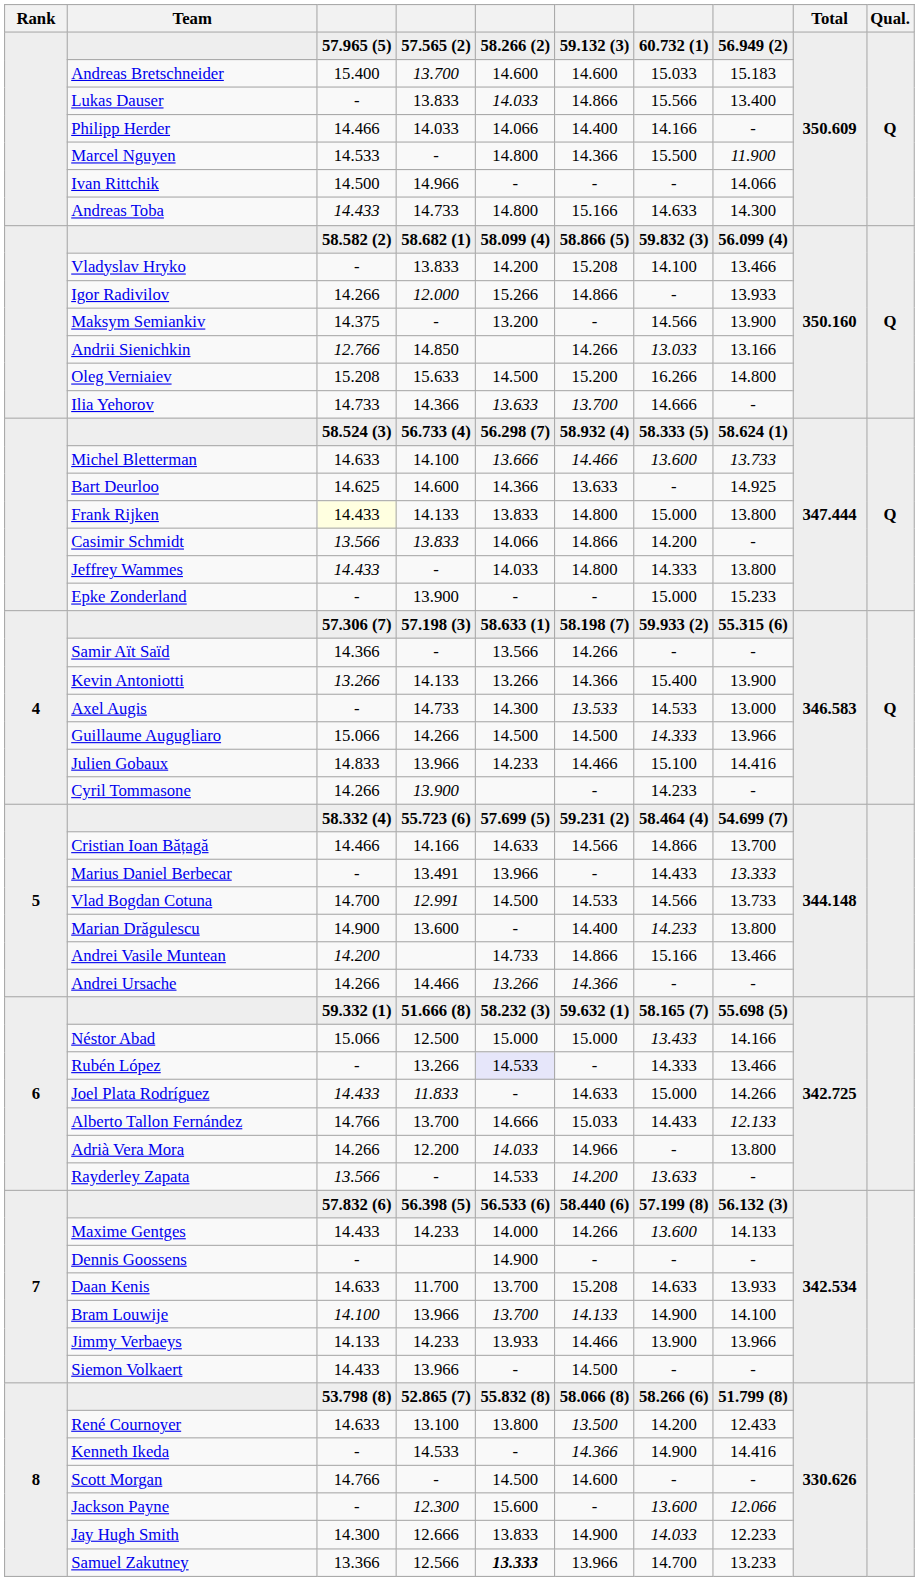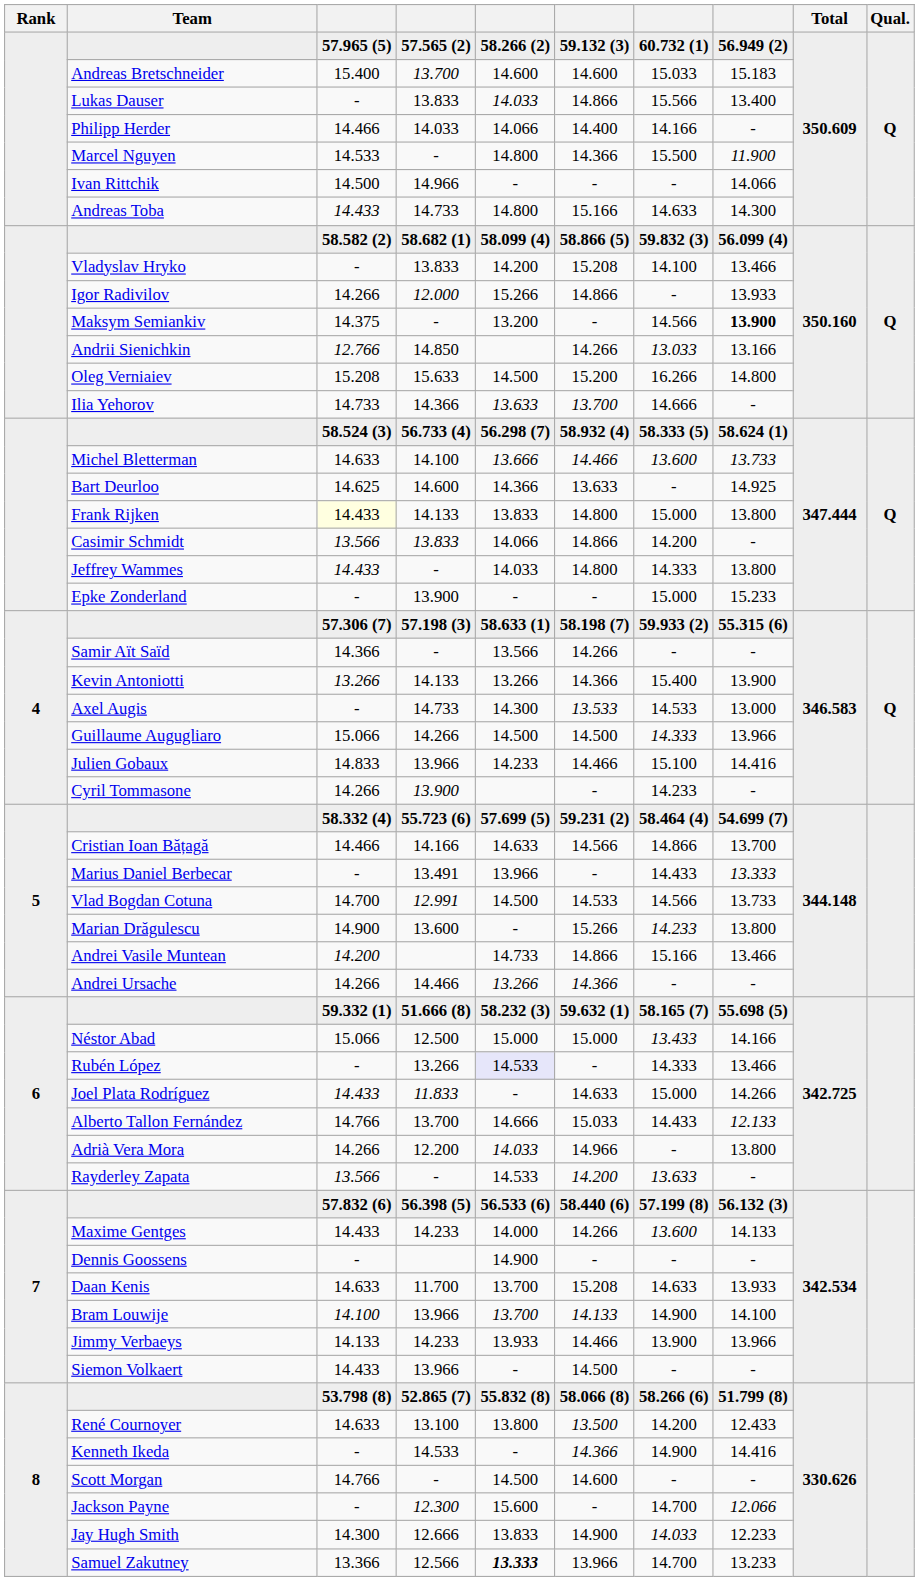(753, 321) normal -> (753, 321) bold
(595, 928) 14.400 -> (595, 928) 15.266
(674, 1507) 13.600 -> (674, 1507) 14.700
